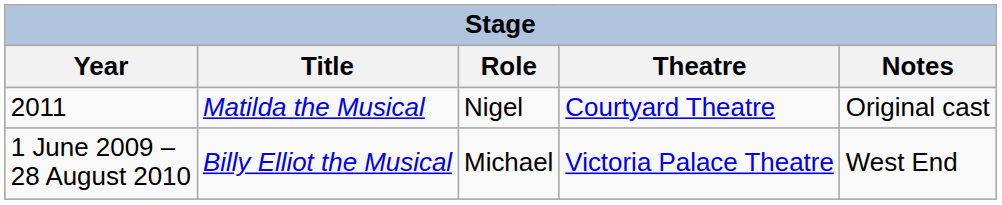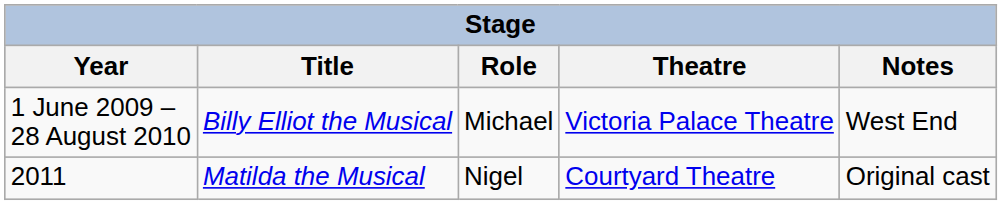rows swapped: (101, 162) <-> (39, 107)
